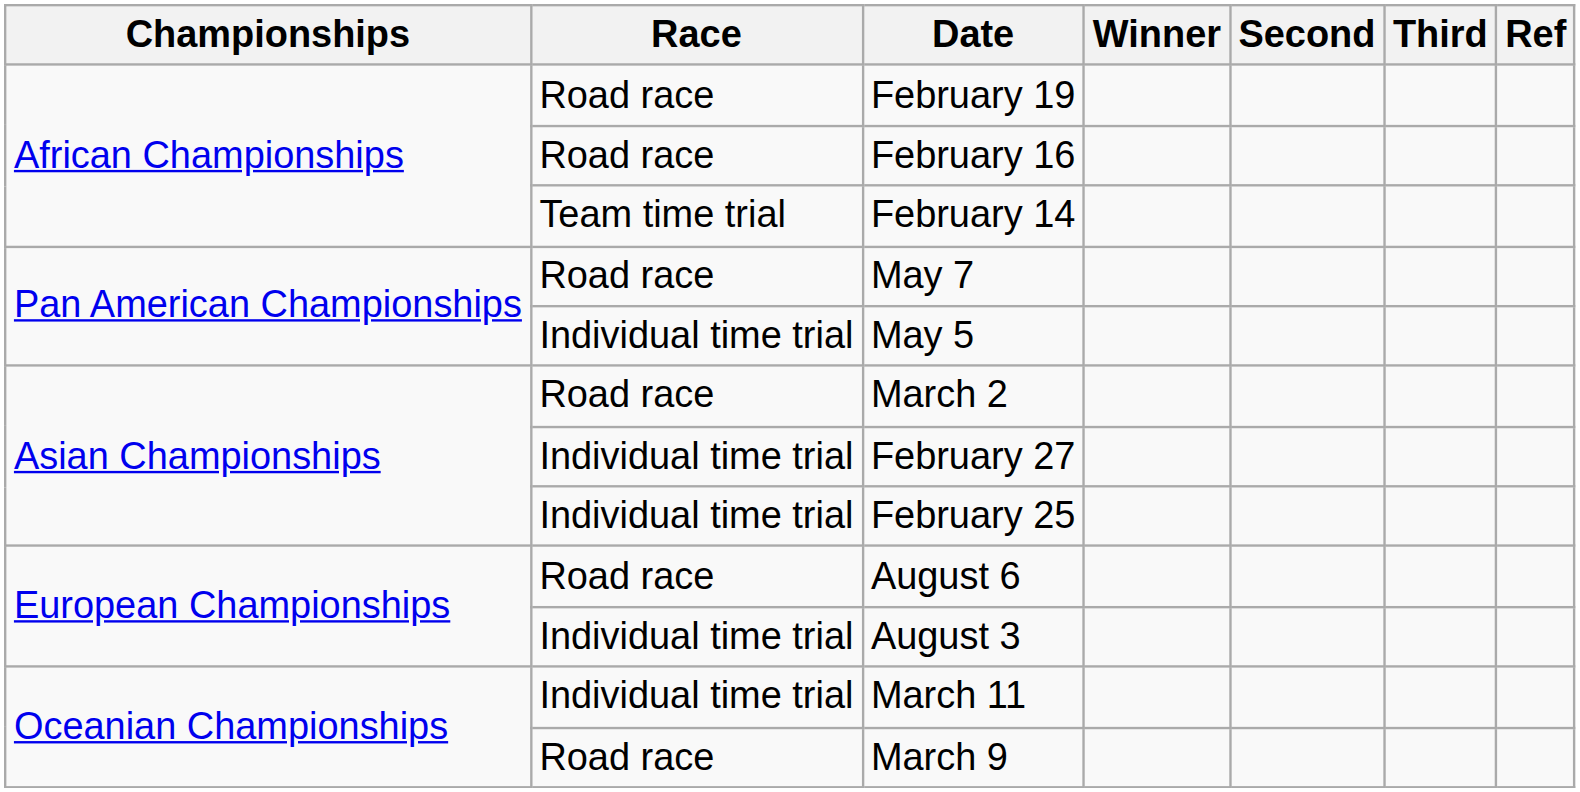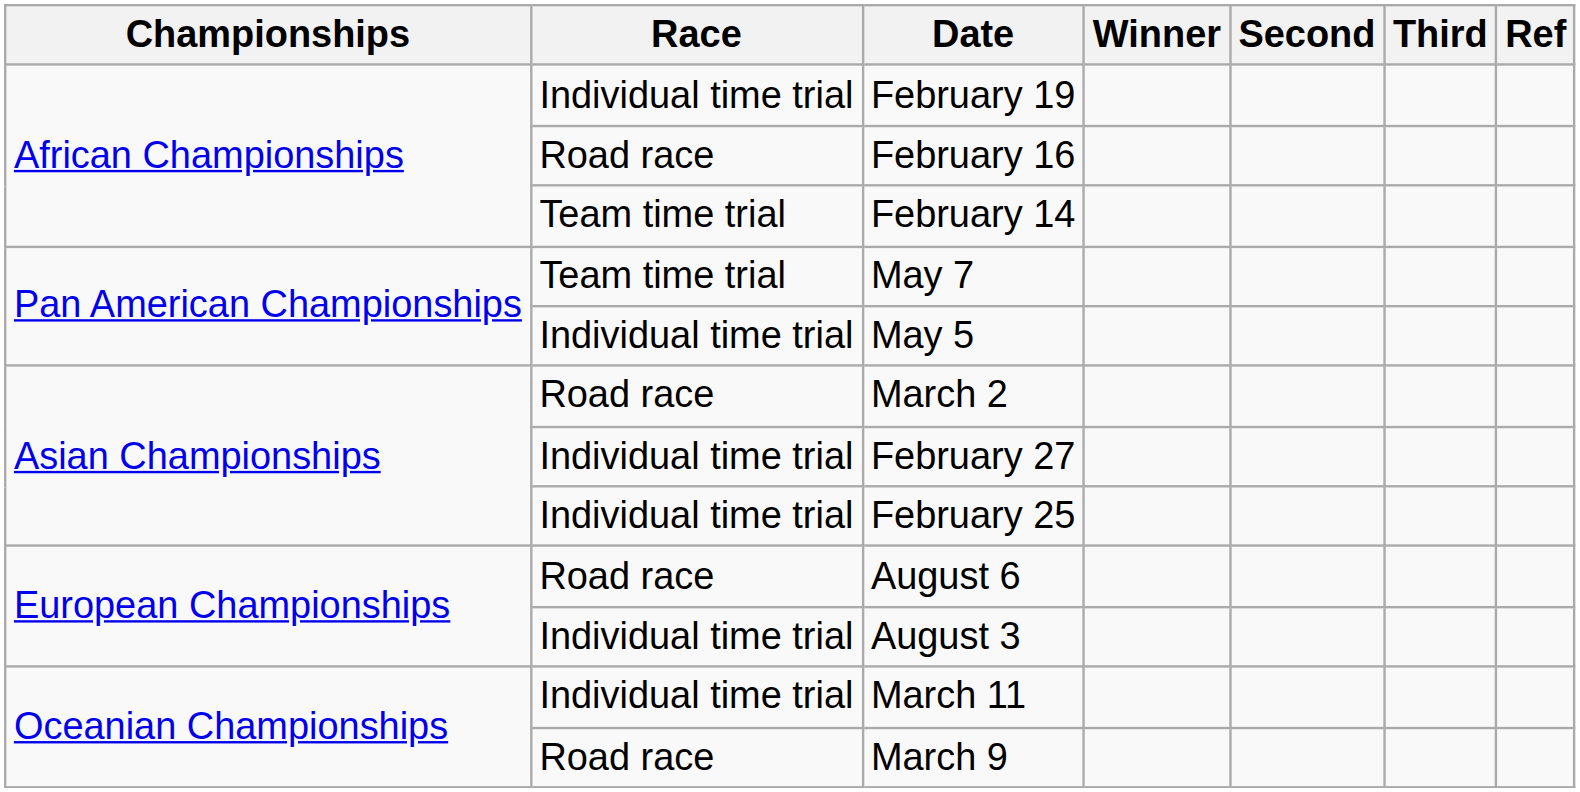(627, 94) Road race -> (696, 94) Individual time trial
(627, 275) Road race -> (663, 275) Team time trial
